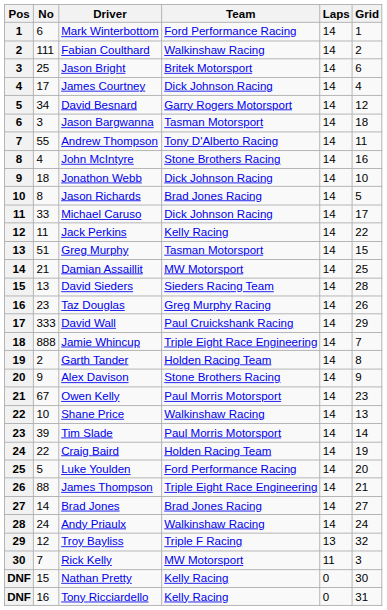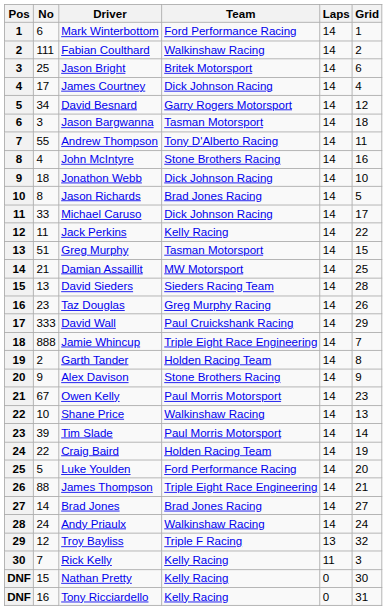(204, 560) MW Motorsport -> (196, 560) Kelly Racing
